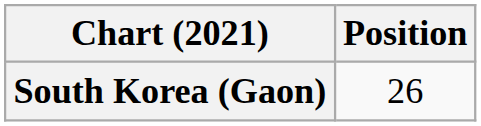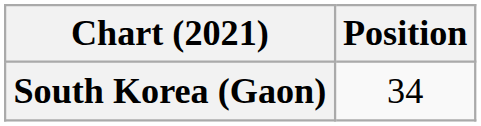(405, 90) 26 -> (405, 90) 34
